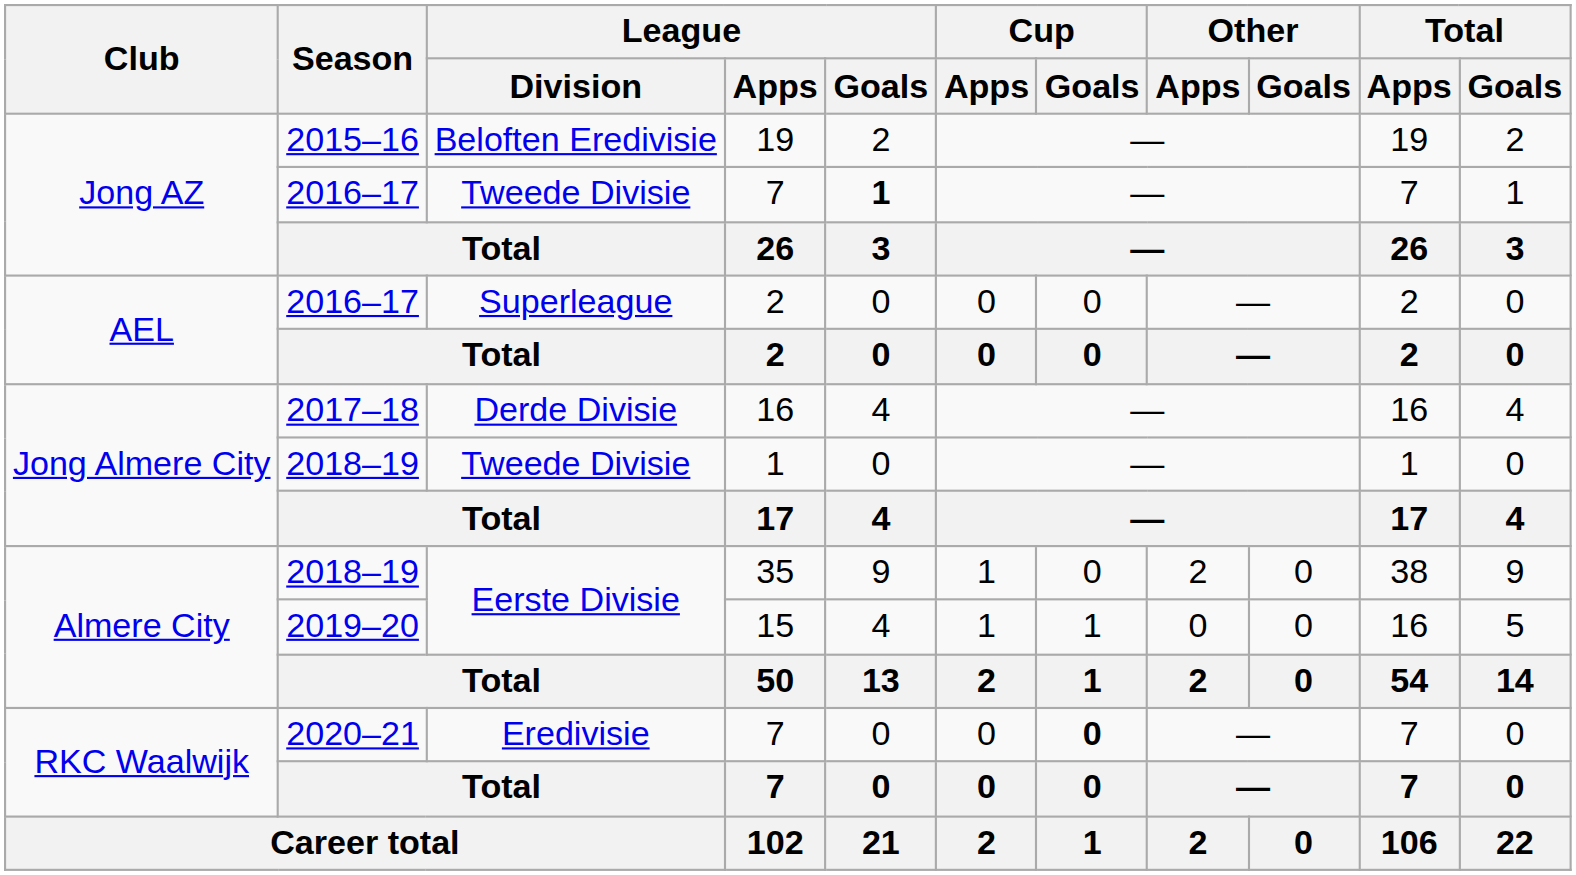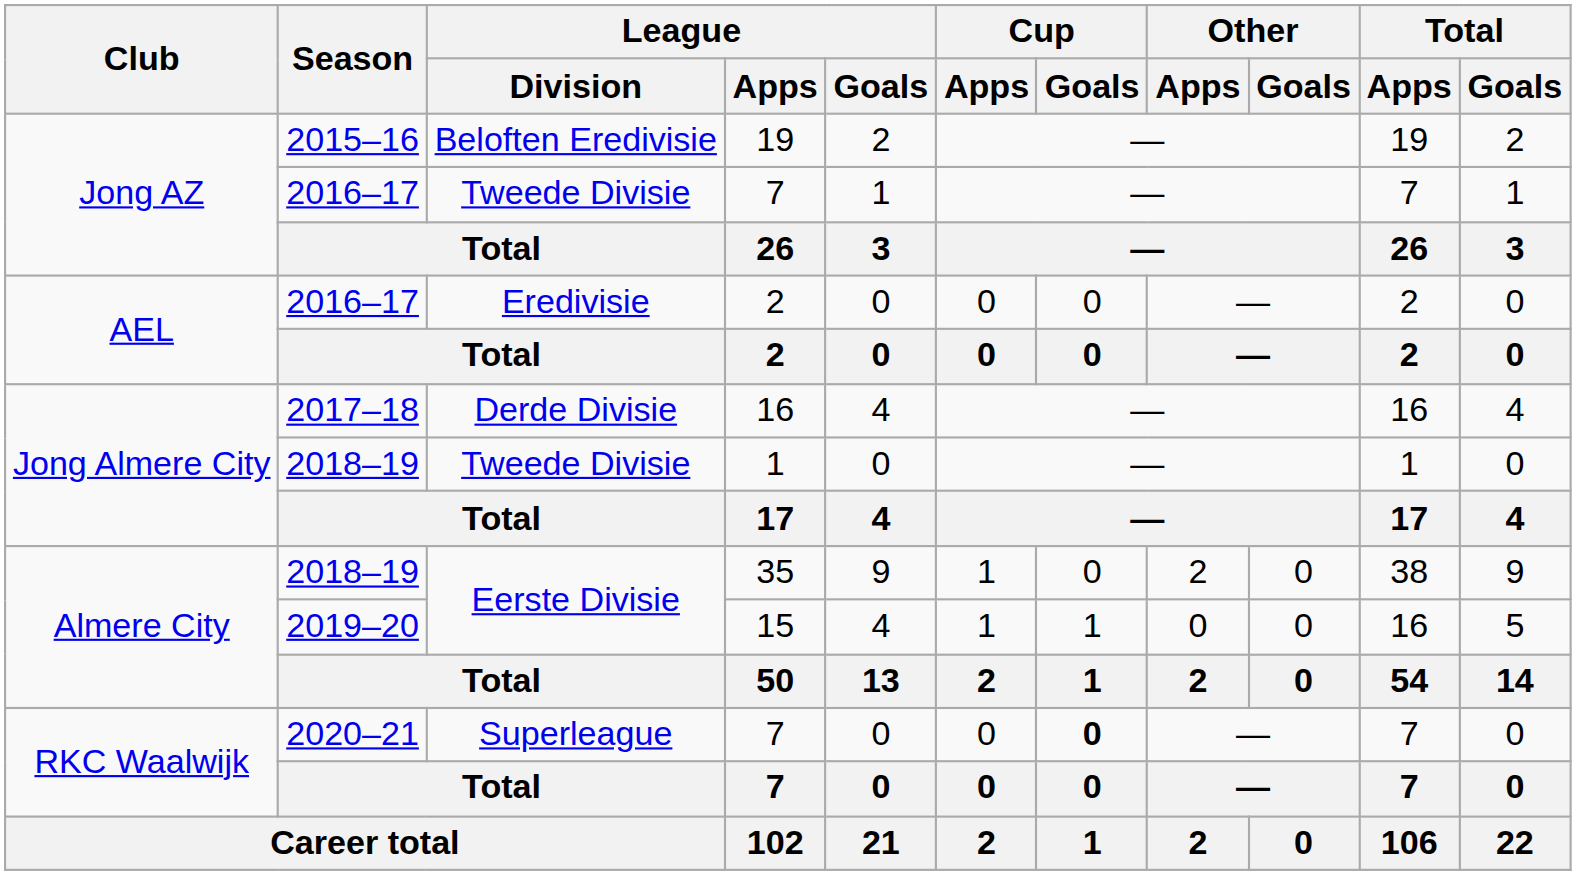(881, 193) bold -> (881, 193) normal
(576, 301) Superleague -> (576, 301) Eredivisie
(576, 734) Eredivisie -> (576, 734) Superleague
